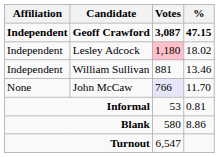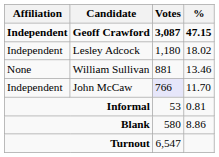(168, 51) pink background -> (168, 51) no background
(35, 69) Independent -> (19, 69) None
(19, 88) None -> (35, 88) Independent
